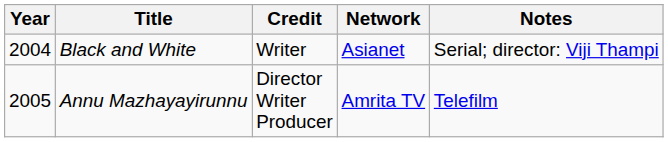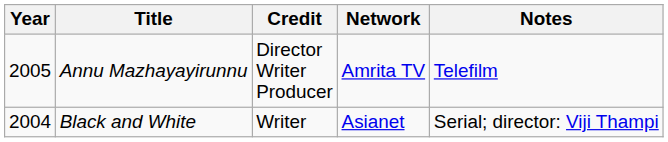rows swapped: (128, 49) <-> (154, 100)
